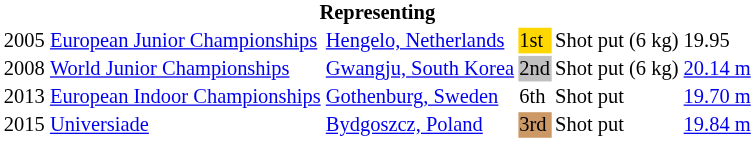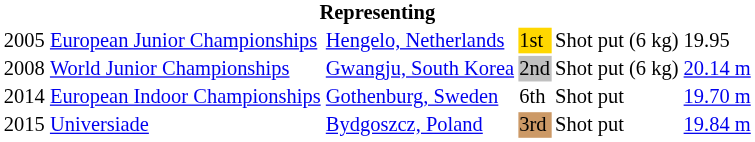(24, 96) 2013 -> (24, 96) 2014
